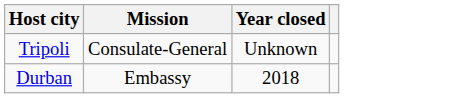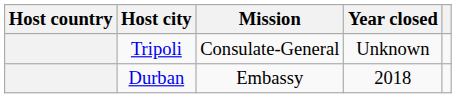+ column: (61, 19)
